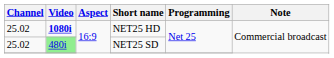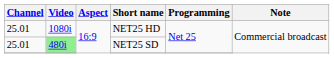(18, 28) 25.02 -> (18, 28) 25.01
(60, 28) bold -> (60, 28) normal
(18, 45) 25.02 -> (18, 45) 25.01
